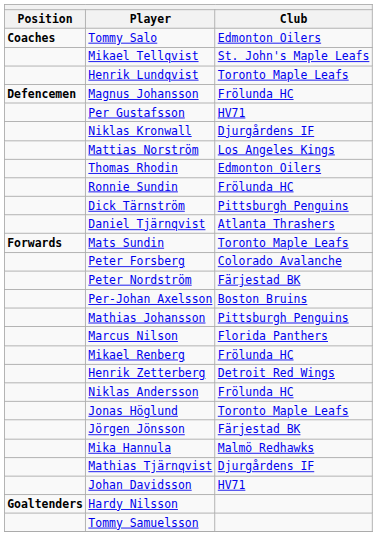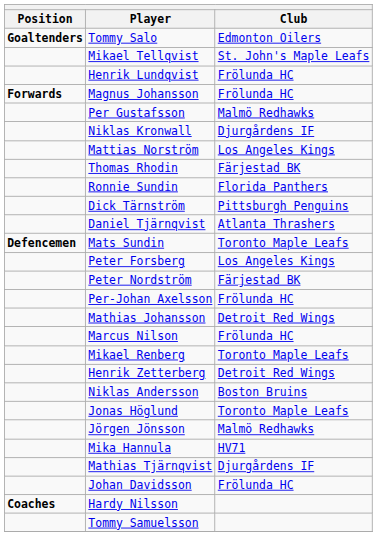(31, 38) Coaches -> (45, 38) Goaltenders
(283, 75) Toronto Maple Leafs -> (256, 75) Frölunda HC
(42, 94) Defencemen -> (35, 94) Forwards
(232, 112) HV71 -> (266, 112) Malmö Redhawks
(269, 168) Edmonton Oilers -> (259, 168) Färjestad BK
(256, 187) Frölunda HC -> (273, 187) Florida Panthers
(35, 243) Forwards -> (42, 243) Defencemen
(280, 262) Colorado Avalanche -> (276, 262) Los Angeles Kings
(263, 299) Boston Bruins -> (256, 299) Frölunda HC
(283, 318) Pittsburgh Penguins -> (276, 318) Detroit Red Wings
(273, 336) Florida Panthers -> (256, 336) Frölunda HC
(256, 355) Frölunda HC -> (283, 355) Toronto Maple Leafs
(256, 392) Frölunda HC -> (263, 392) Boston Bruins
(259, 429) Färjestad BK -> (266, 429) Malmö Redhawks
(266, 448) Malmö Redhawks -> (232, 448) HV71
(232, 485) HV71 -> (256, 485) Frölunda HC
(45, 504) Goaltenders -> (31, 504) Coaches
